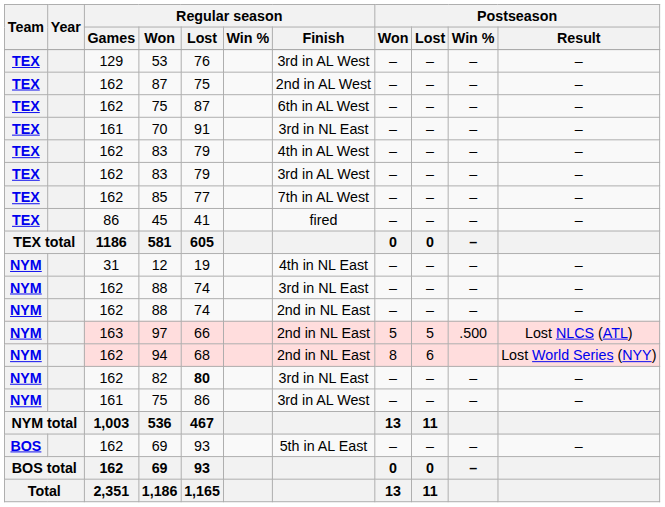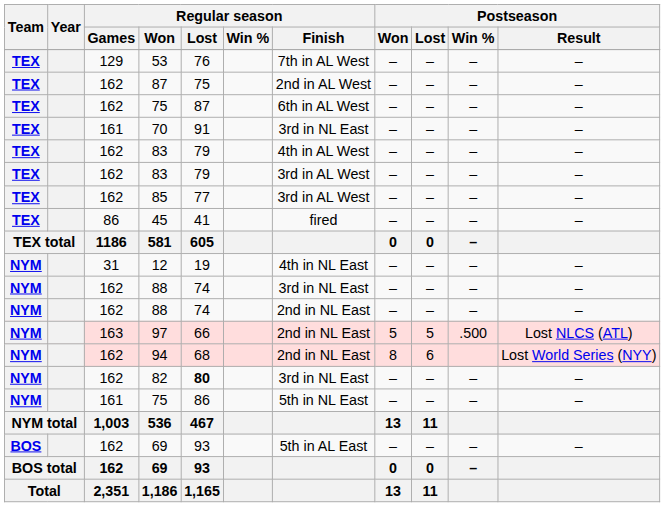(323, 61) 3rd in AL West -> (323, 61) 7th in AL West
(323, 197) 7th in AL West -> (323, 197) 3rd in AL West
(323, 400) 3rd in AL West -> (323, 400) 5th in NL East
